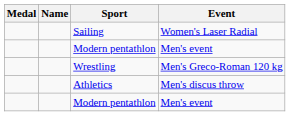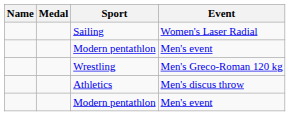columns swapped: (22, 13) <-> (55, 13)
